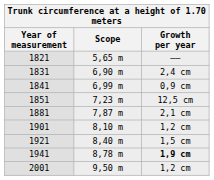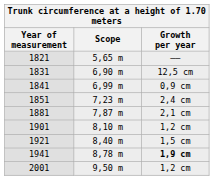(175, 72) 2,4 cm -> (175, 72) 12,5 cm
(175, 100) 12,5 cm -> (175, 100) 2,4 cm
